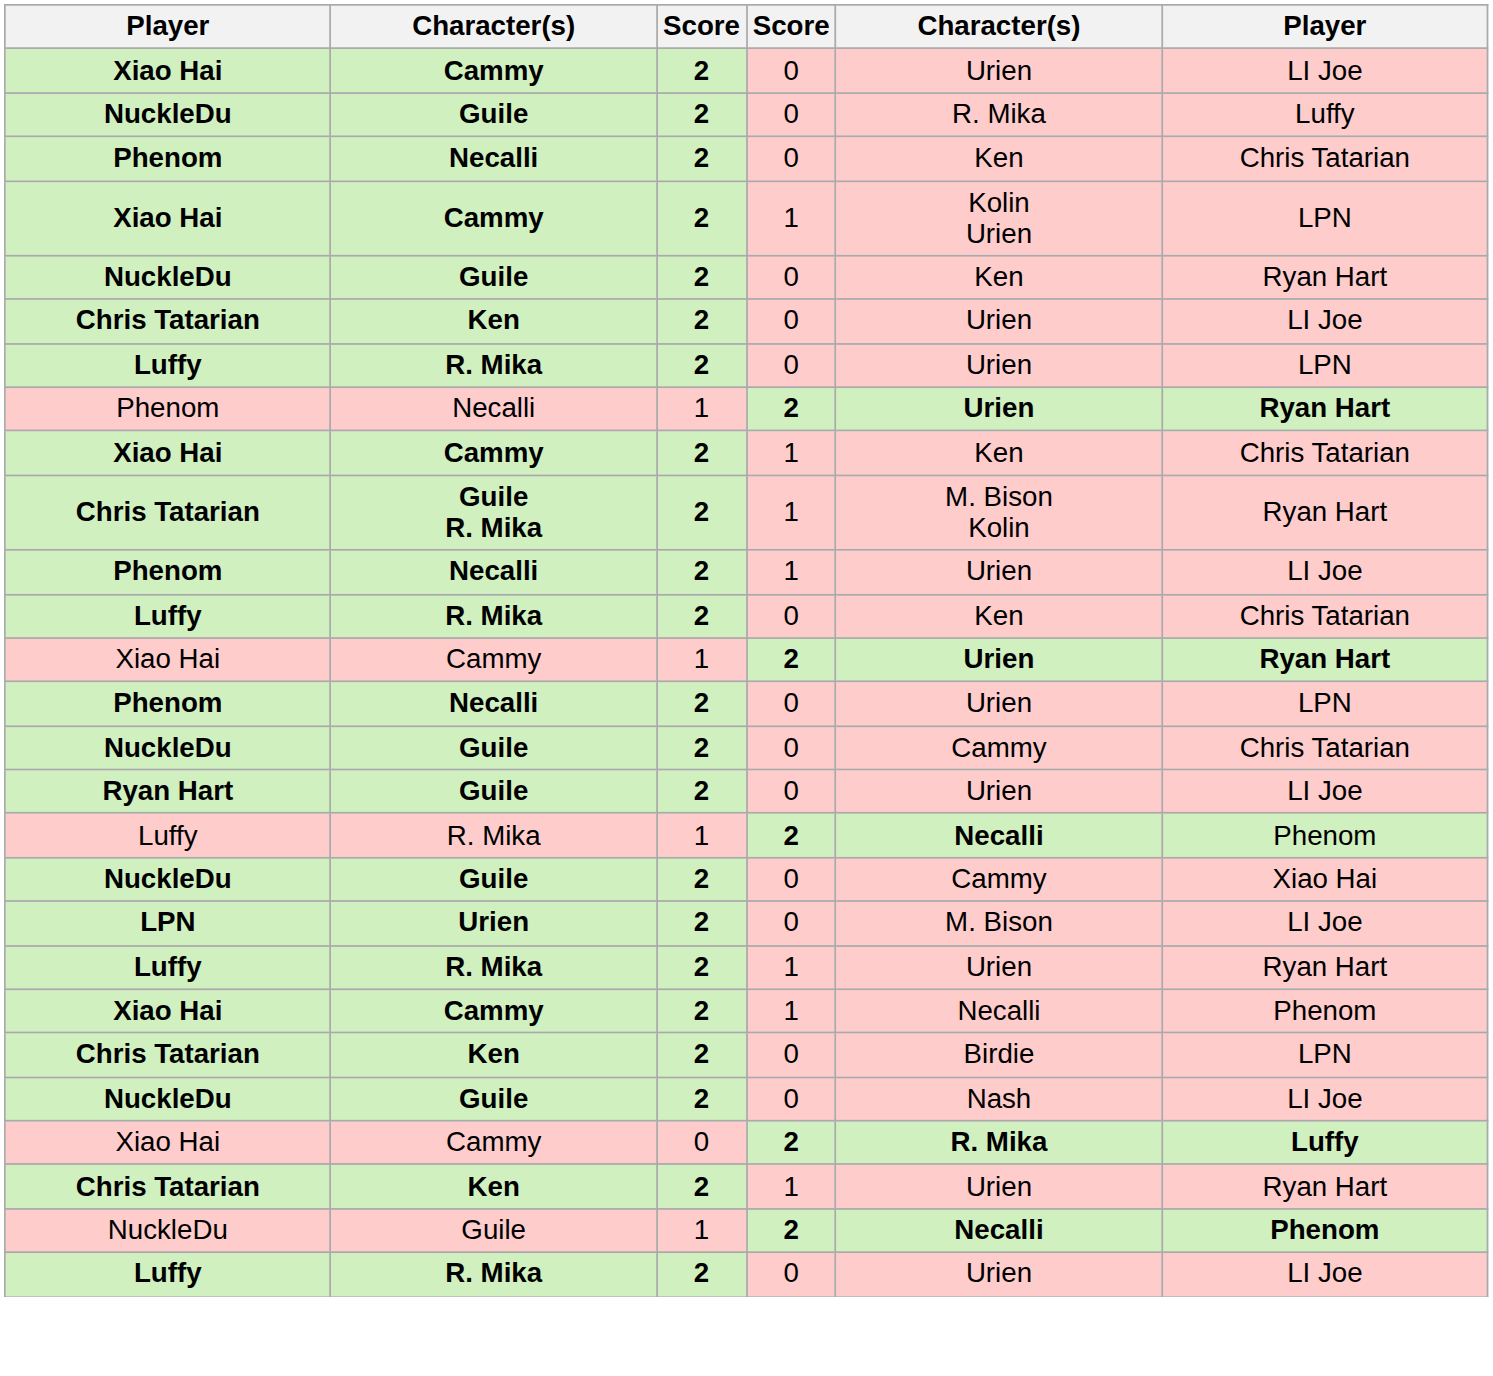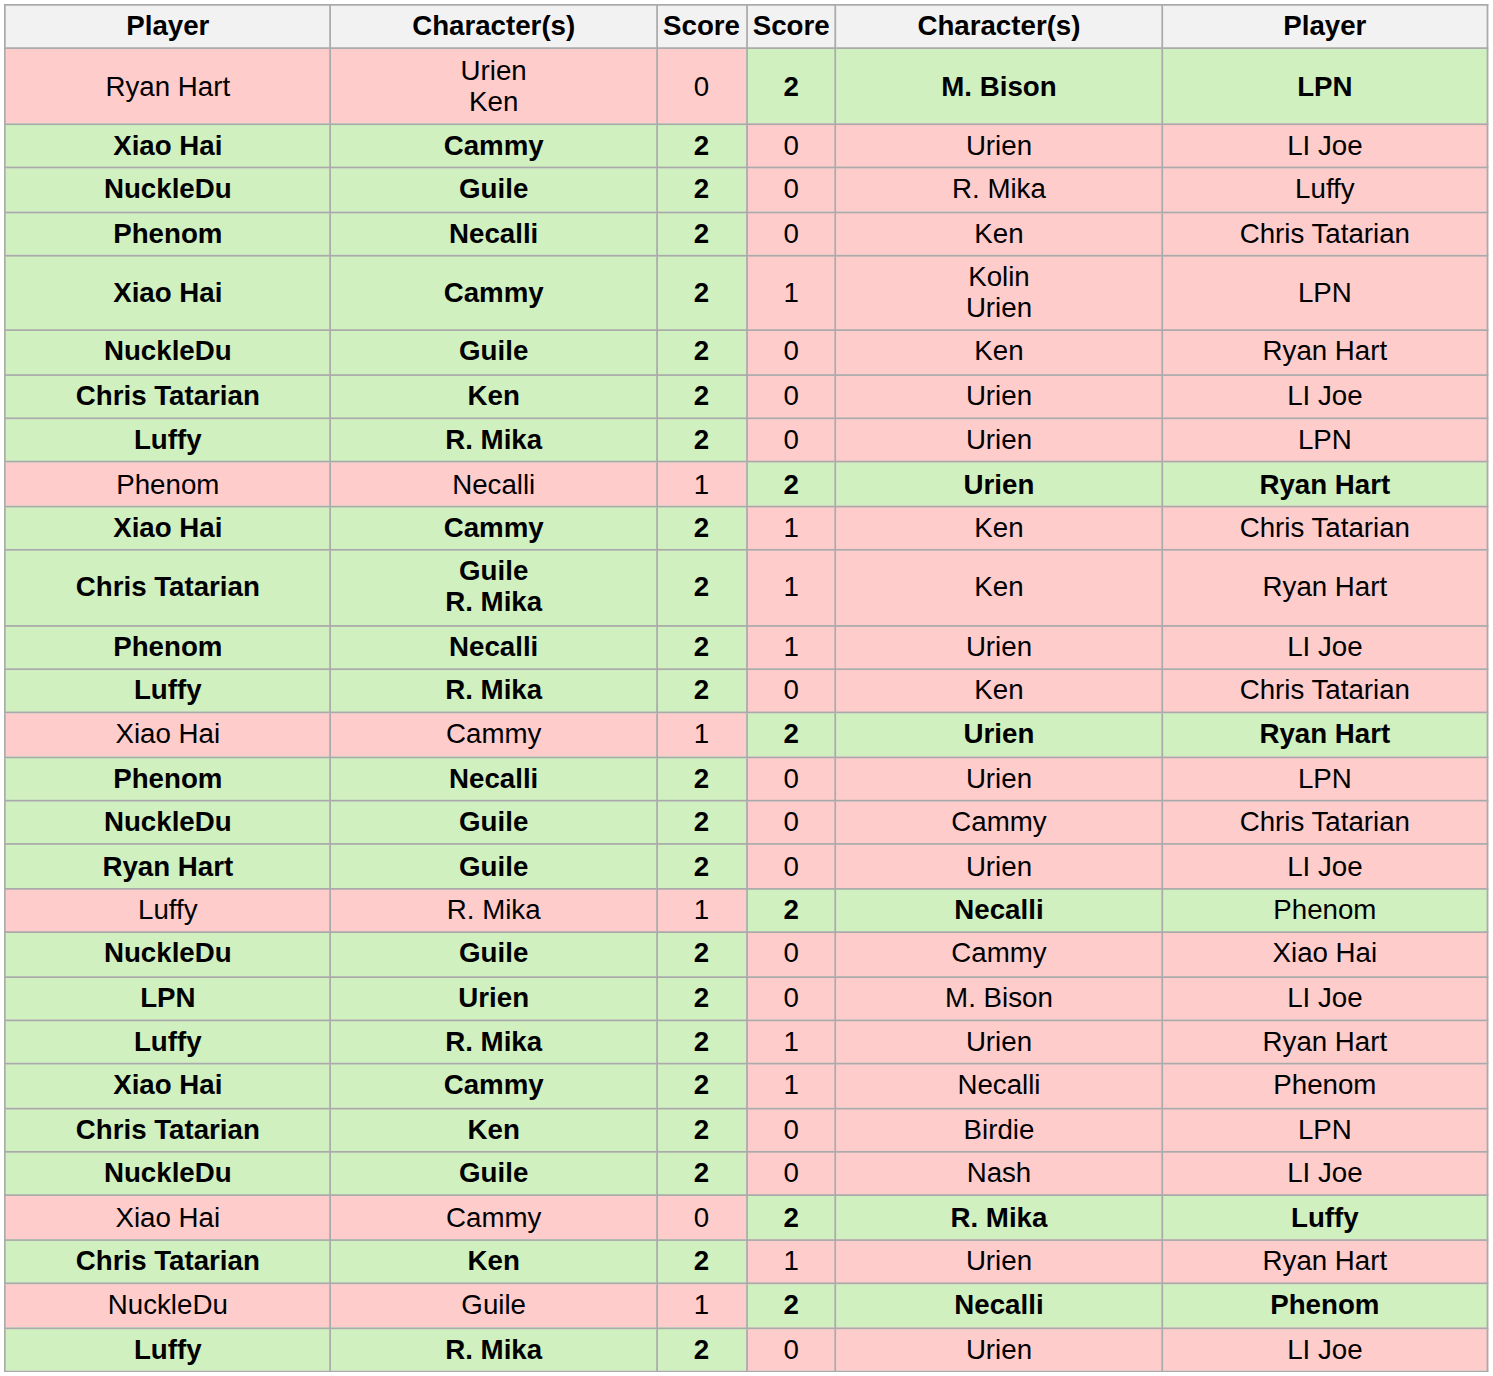+ row: (494, 85)
(999, 512) M. Bison Kolin -> (999, 587) Ken
